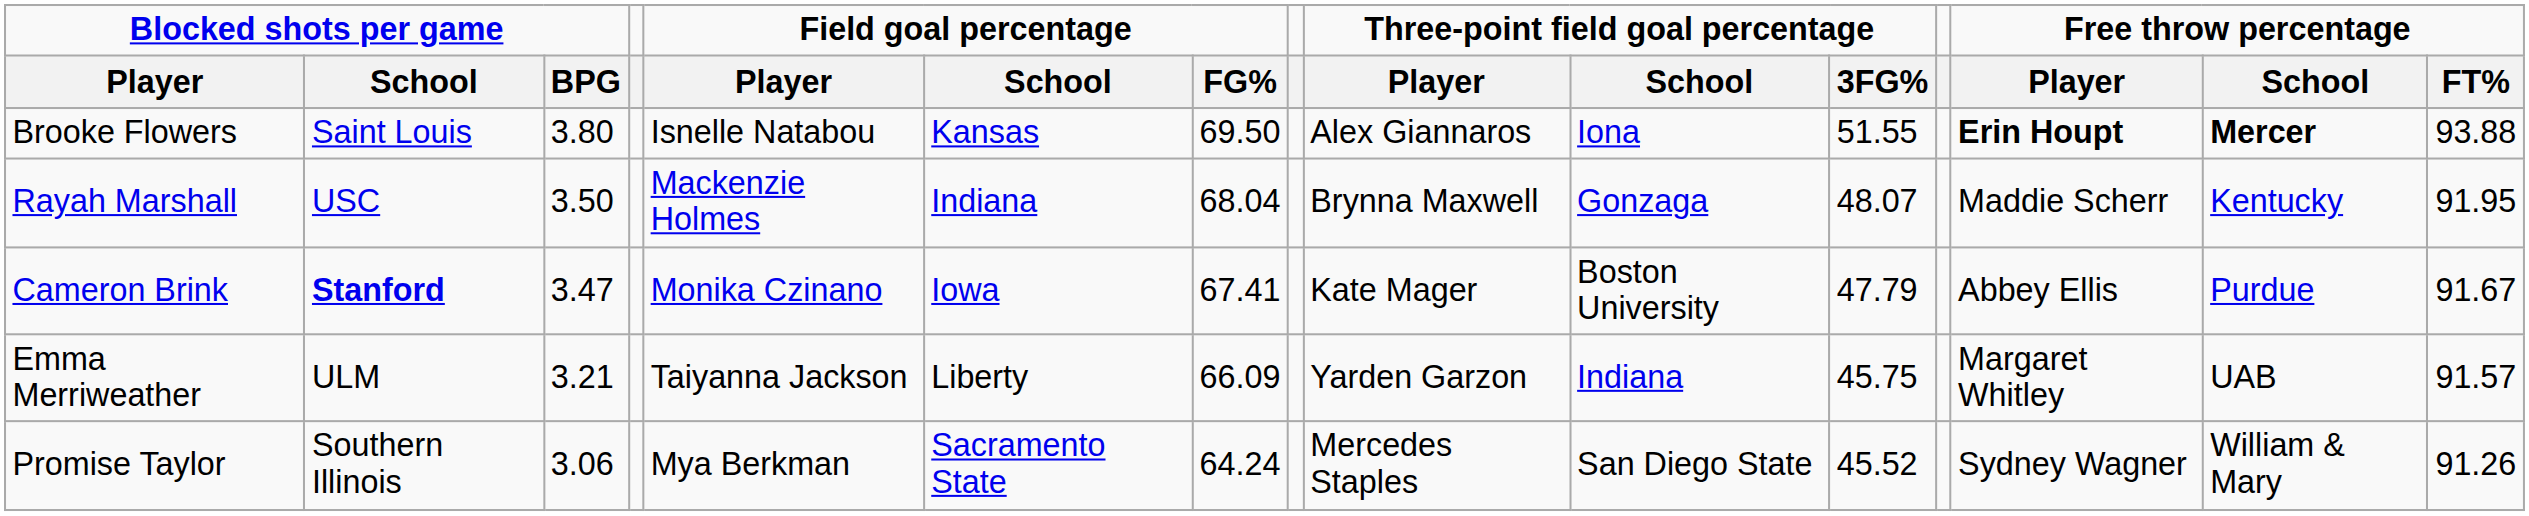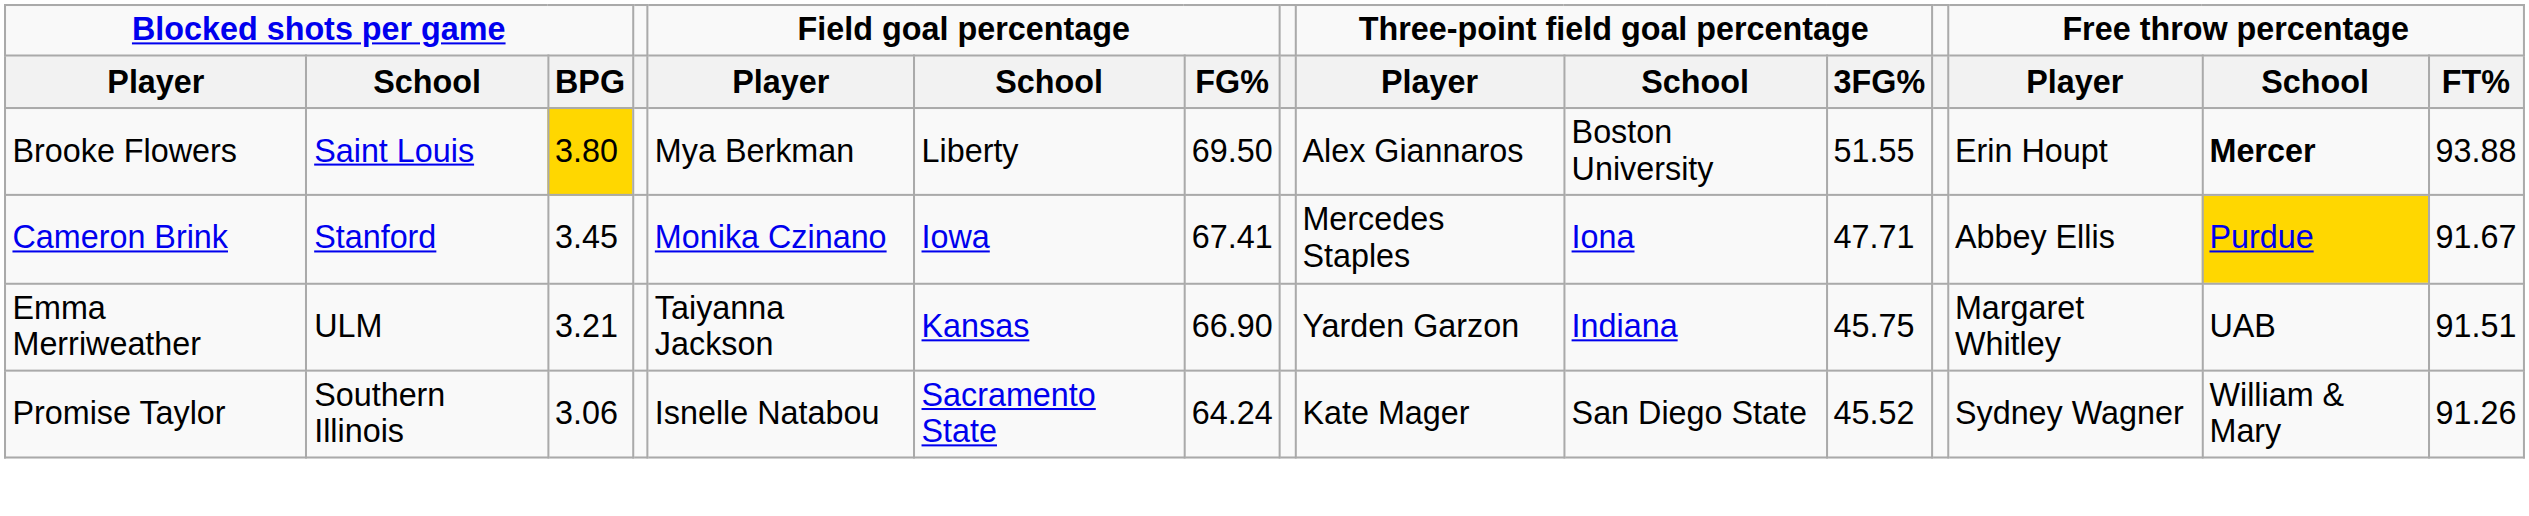(582, 132) no background -> (586, 150) gold background
(763, 132) Isnelle Natabou -> (755, 150) Mya Berkman
(985, 132) Kansas -> (970, 150) Liberty
(1609, 132) Iona -> (1643, 150) Boston University
(2041, 132) bold -> (2031, 150) normal
- row: (125, 202)
(378, 289) bold -> (375, 238) normal
(582, 289) 3.47 -> (586, 238) 3.45
(1394, 289) Kate Mager -> (1373, 238) Mercedes Staples
(1648, 289) Boston University -> (1603, 238) Iona
(1877, 289) 47.79 -> (1874, 238) 47.71
(2262, 289) no background -> (2262, 238) gold background
(980, 377) Liberty -> (975, 326) Kansas
(1240, 377) 66.09 -> (1232, 326) 66.90
(2476, 377) 91.57 -> (2476, 326) 91.51
(750, 464) Mya Berkman -> (767, 413) Isnelle Natabou
(1381, 464) Mercedes Staples -> (1386, 413) Kate Mager
